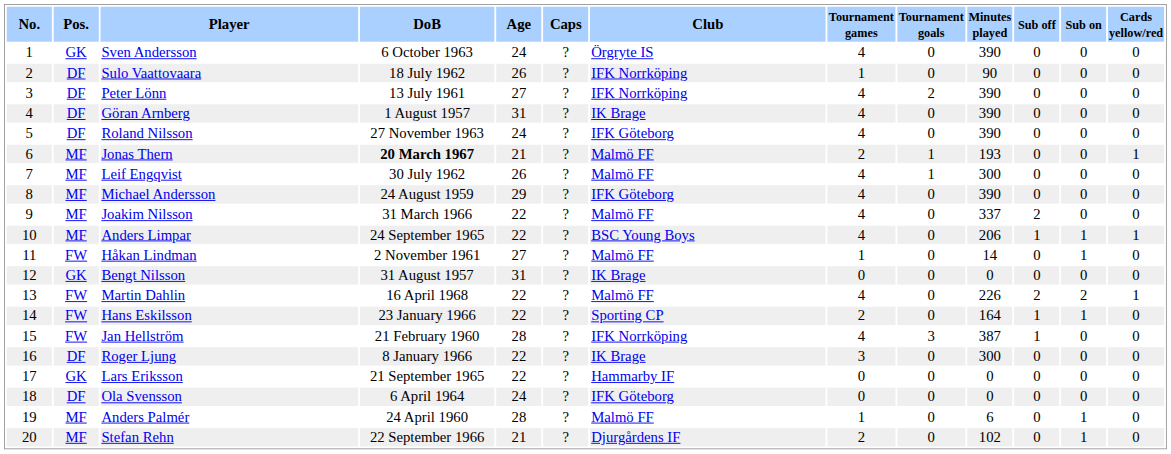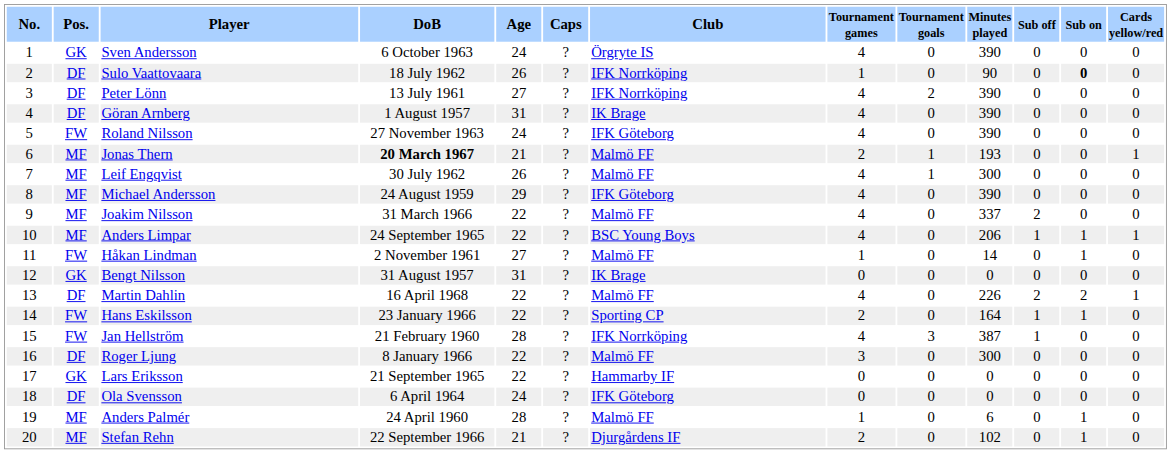(1084, 73) normal -> (1084, 73) bold
(76, 133) DF -> (76, 133) FW
(76, 295) FW -> (76, 295) DF
(618, 356) IK Brage -> (622, 356) Malmö FF
